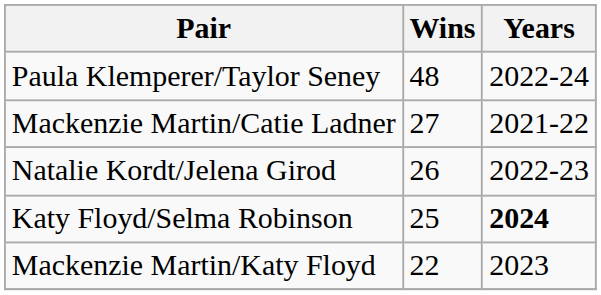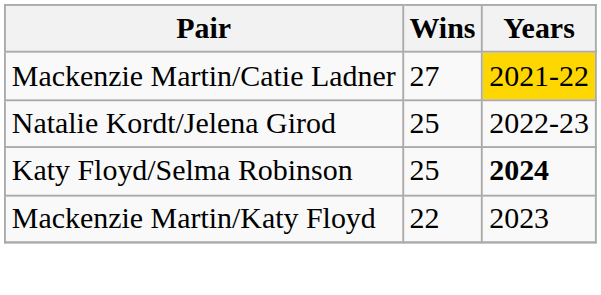- row: (196, 75)
(539, 123) no background -> (539, 75) gold background
(424, 170) 26 -> (424, 123) 25
